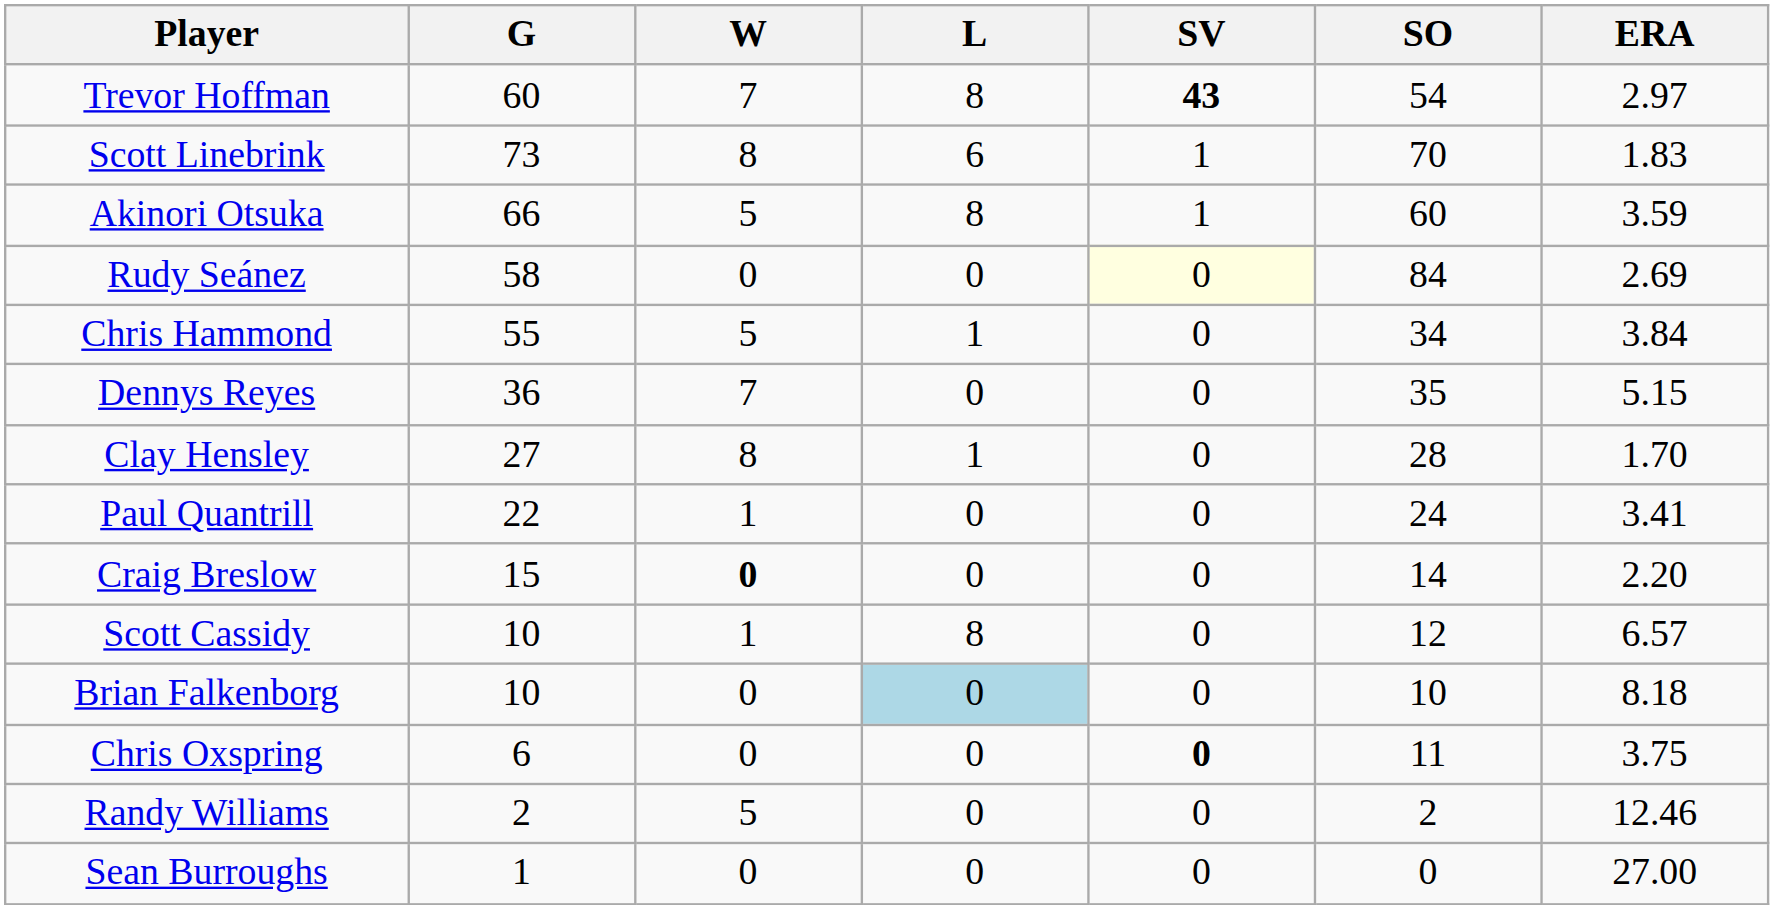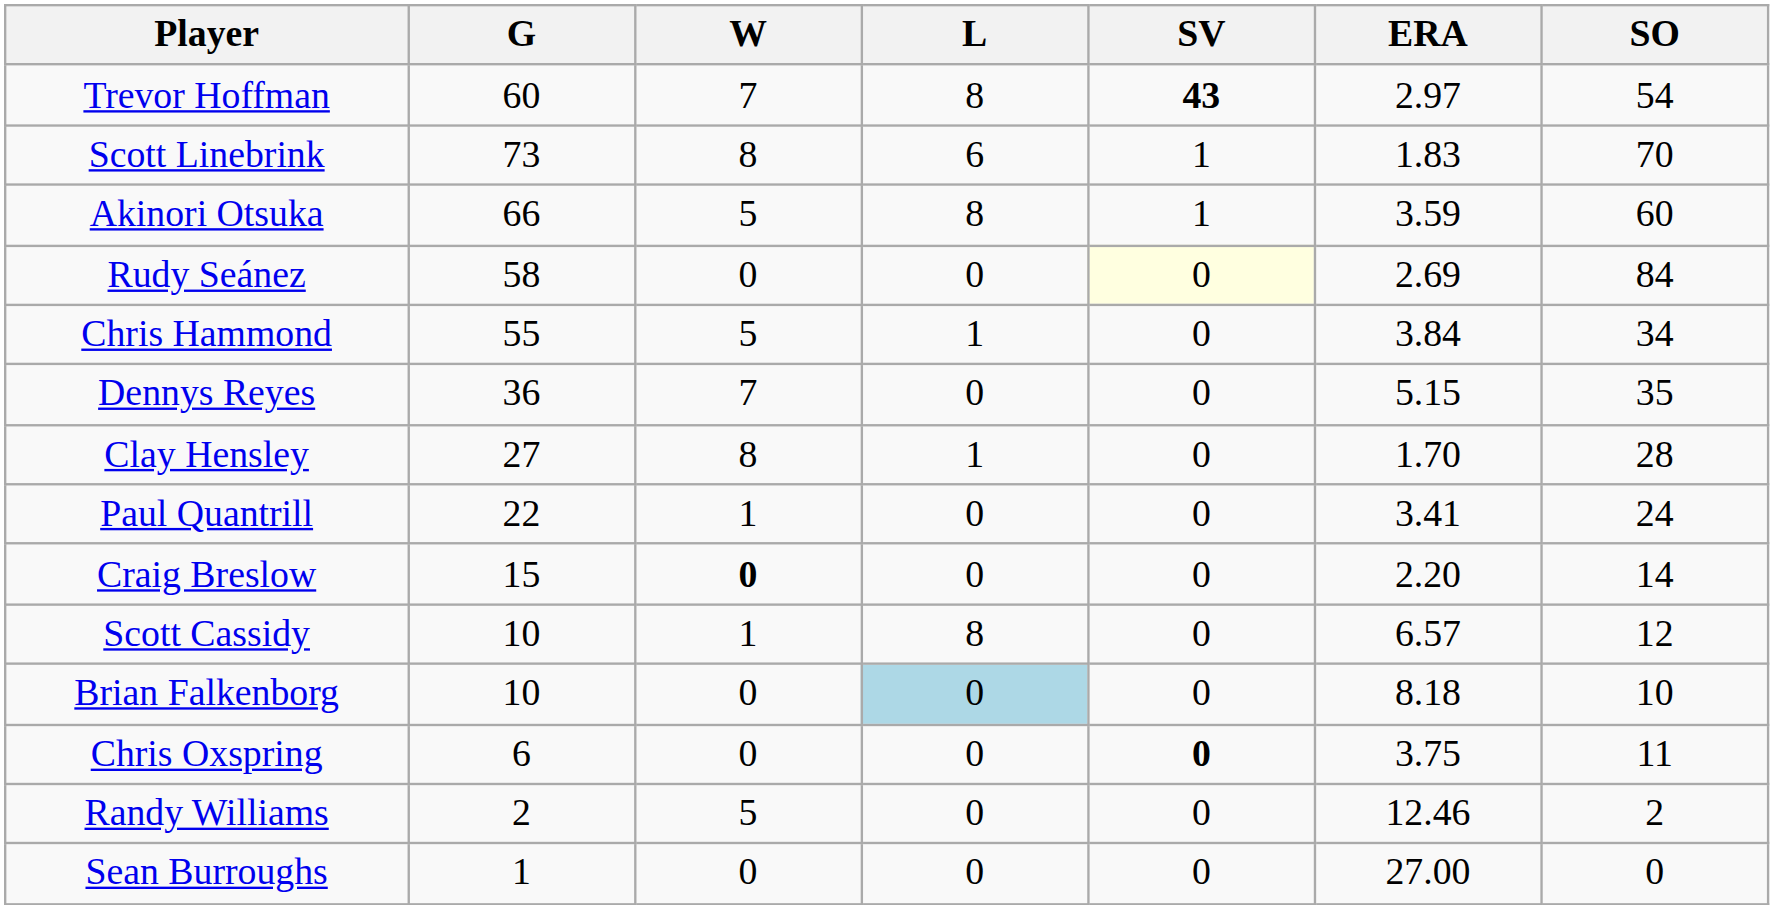columns swapped: (1655, 34) <-> (1428, 34)
